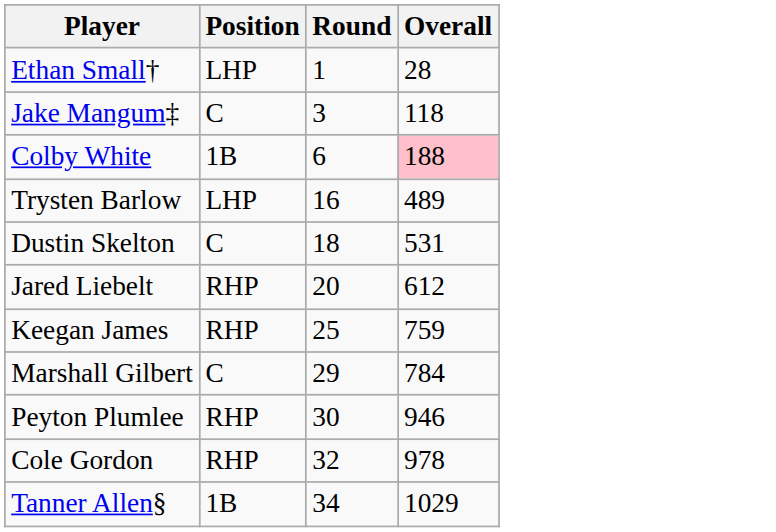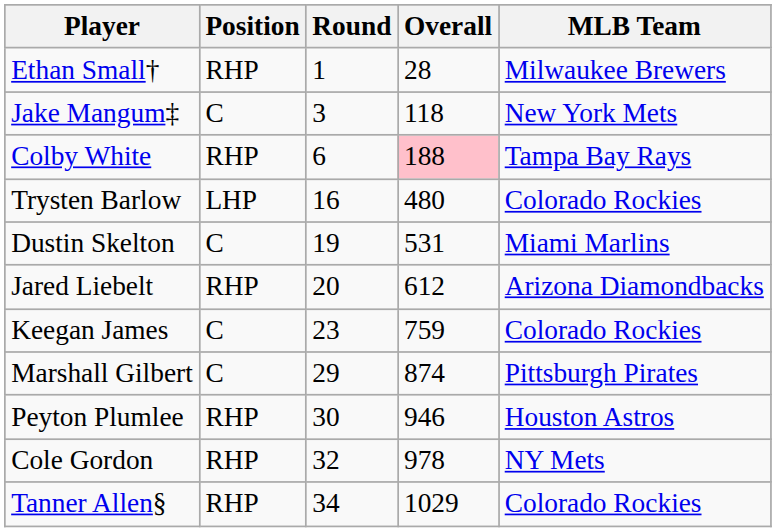+ column: (634, 26)
(231, 69) LHP -> (232, 69) RHP
(221, 156) 1B -> (232, 156) RHP
(424, 199) 489 -> (424, 199) 480
(326, 243) 18 -> (326, 243) 19
(232, 329) RHP -> (215, 329) C
(326, 329) 25 -> (326, 329) 23
(424, 373) 784 -> (424, 373) 874
(221, 503) 1B -> (232, 503) RHP
